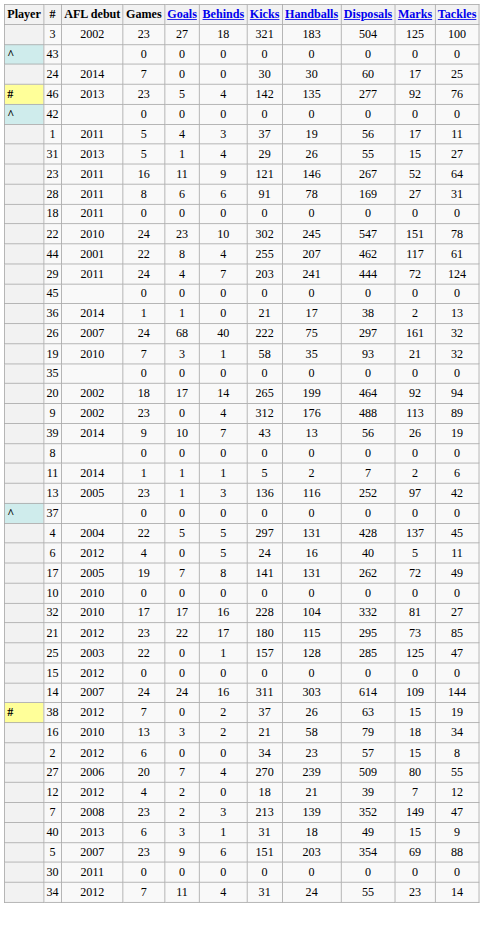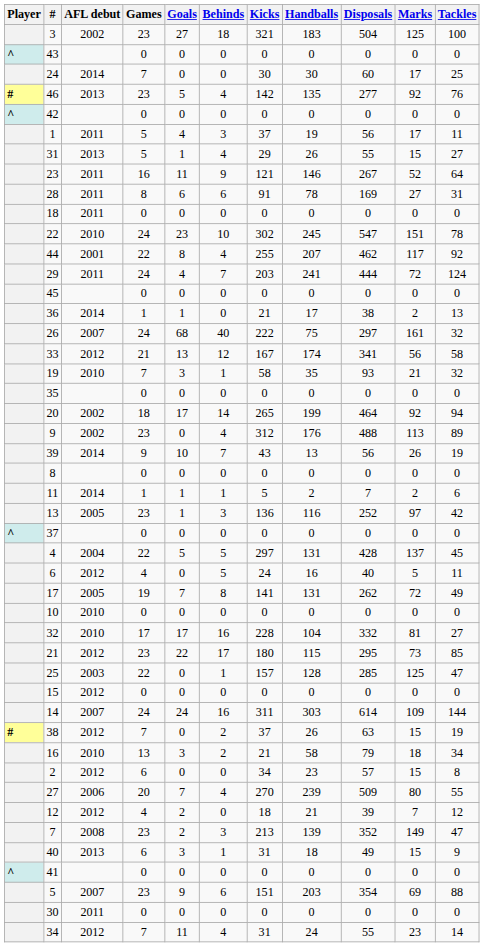(457, 254) 61 -> (457, 254) 92
+ row: (53, 354)
+ row: (53, 872)
